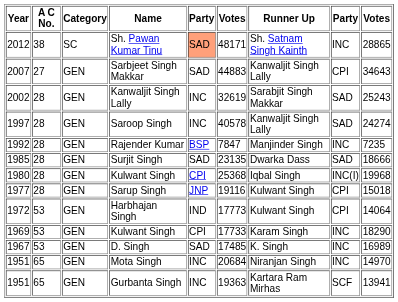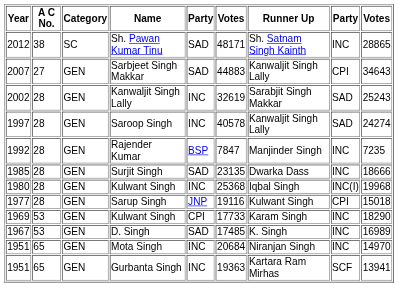(199, 45) lightsalmon background -> (198, 45) no background
(342, 160) SAD -> (341, 171) INC
(198, 175) CPI -> (197, 186) INC
- row: (18, 211)
